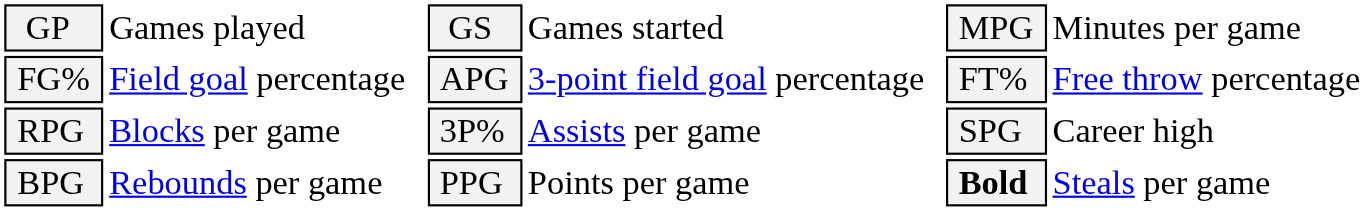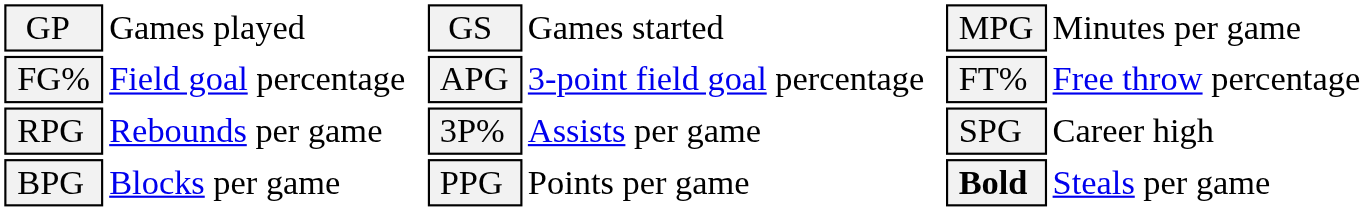(225, 130) Blocks per game -> (246, 130) Rebounds per game
(246, 182) Rebounds per game -> (225, 182) Blocks per game
